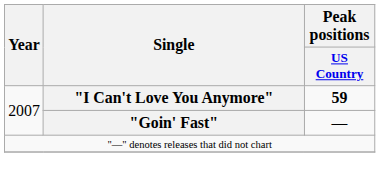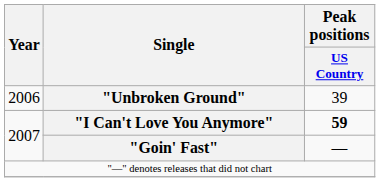+ row: (174, 97)
